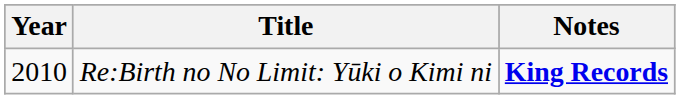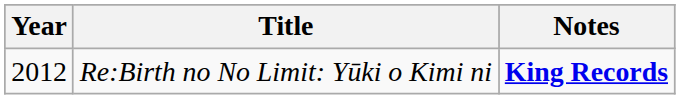(39, 70) 2010 -> (39, 70) 2012
